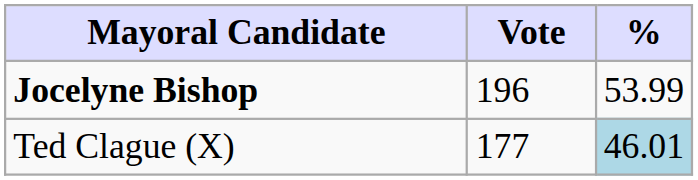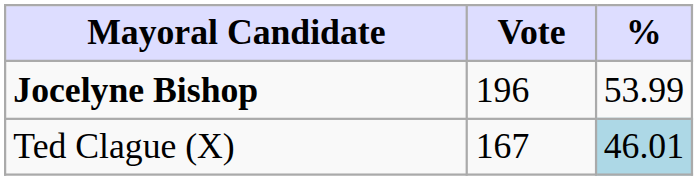(503, 145) 177 -> (503, 145) 167
